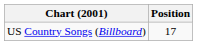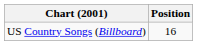(171, 31) 17 -> (171, 31) 16
